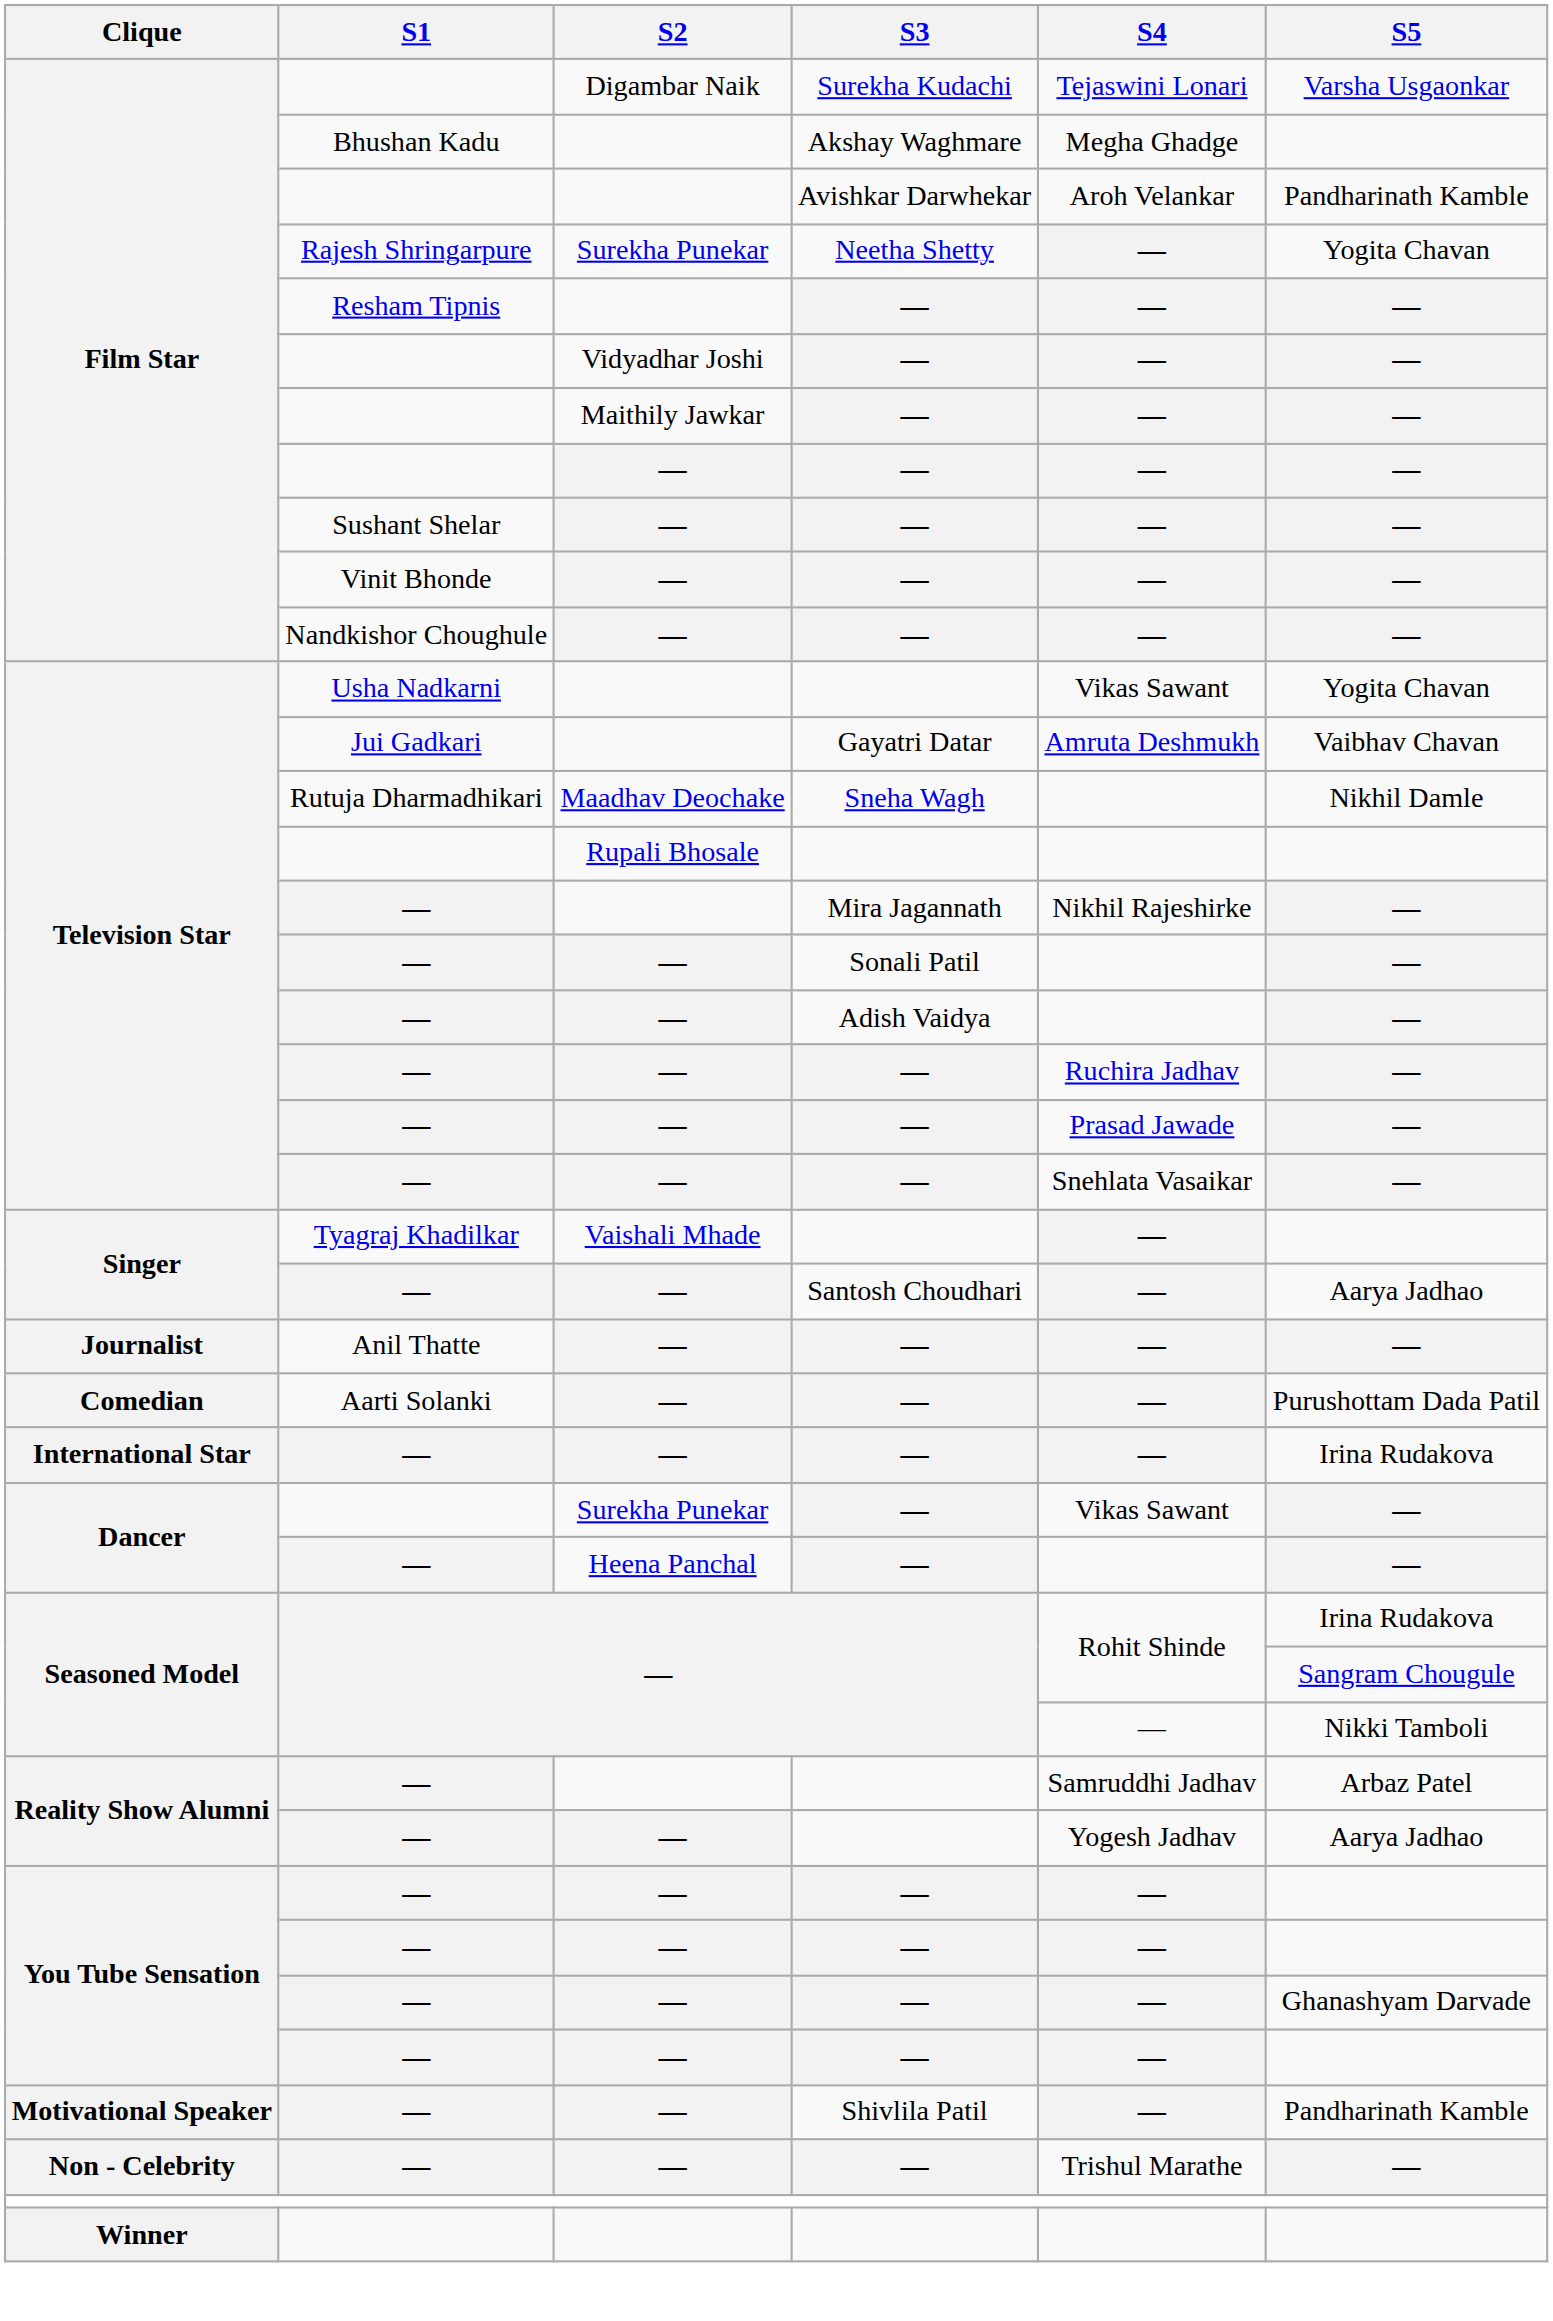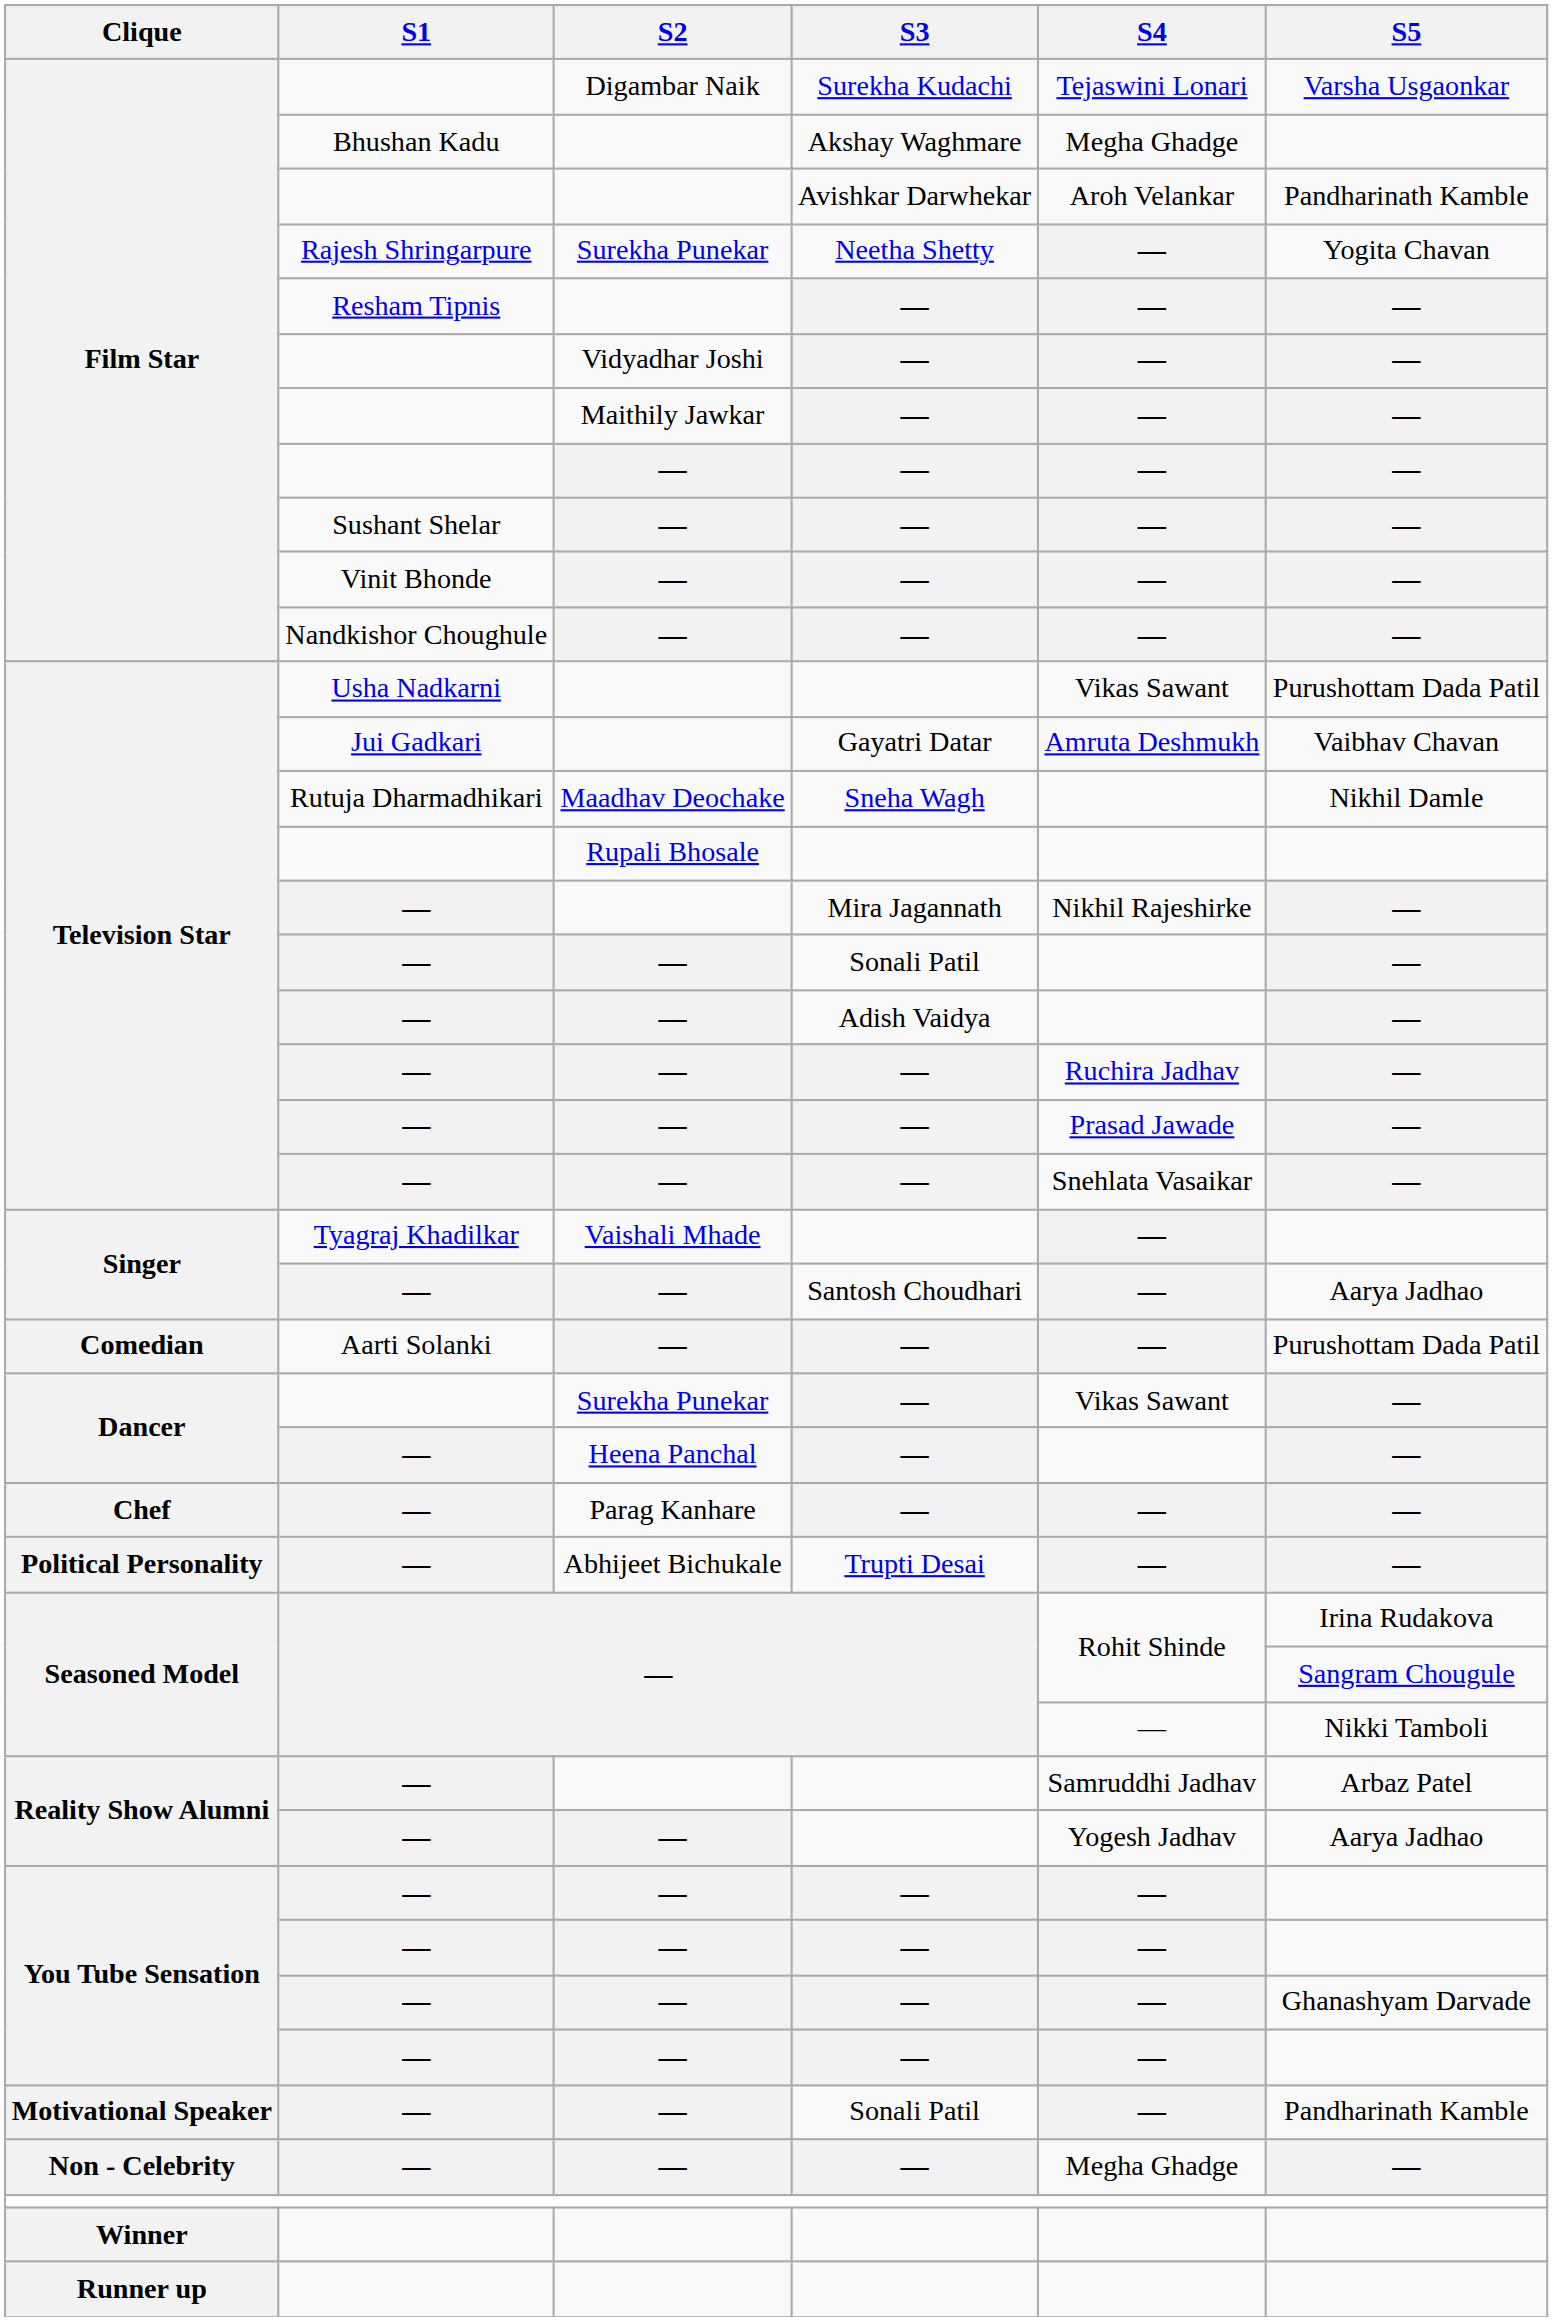(1406, 688) Yogita Chavan -> (1406, 688) Purushottam Dada Patil
- row: (142, 1344)
- row: (142, 1454)
+ row: (142, 1509)
+ row: (142, 1563)
(915, 2111) Shivlila Patil -> (915, 2111) Sonali Patil
(1152, 2165) Trishul Marathe -> (1152, 2165) Megha Ghadge
+ row: (142, 2288)
